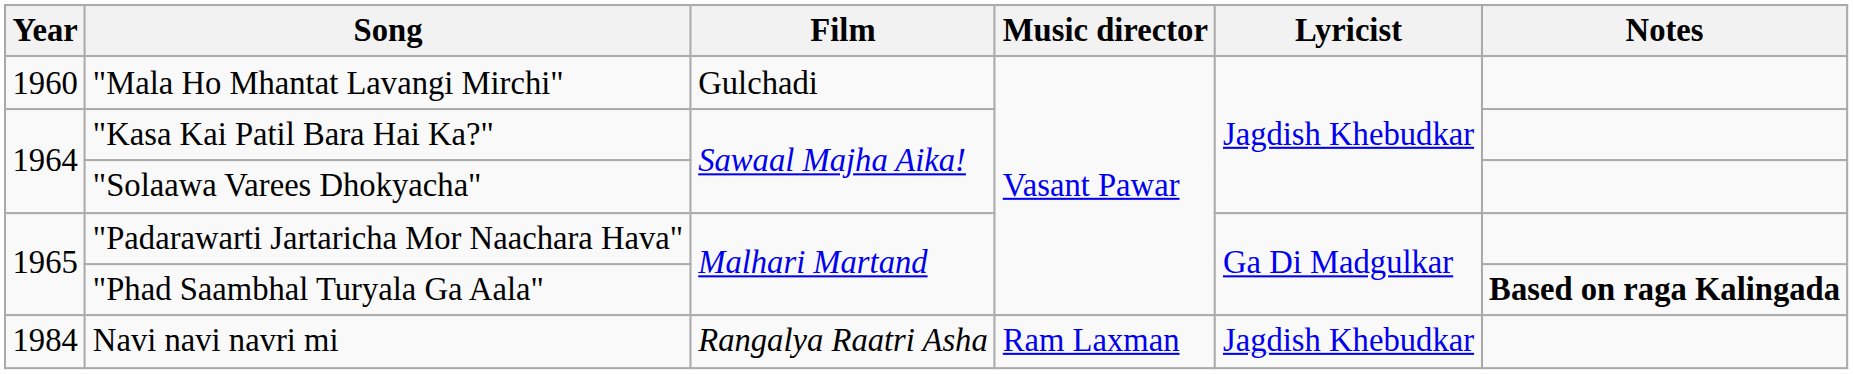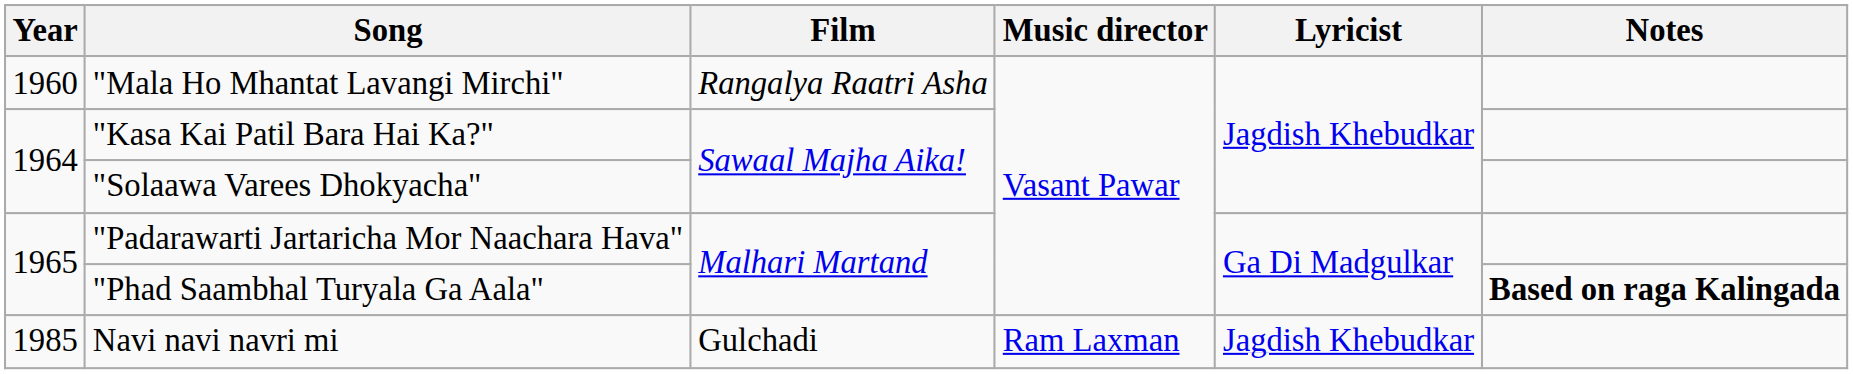(758, 82) Gulchadi -> (843, 82) Rangalya Raatri Asha
(45, 340) 1984 -> (45, 340) 1985
(843, 340) Rangalya Raatri Asha -> (758, 340) Gulchadi
